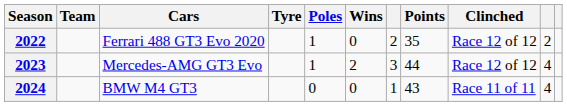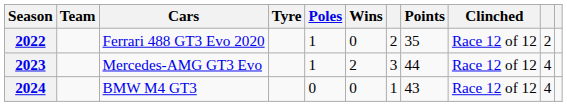(494, 88) Race 11 of 11 -> (494, 88) Race 12 of 12
